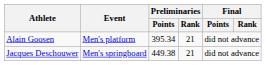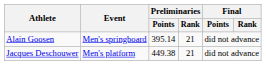(109, 39) Men's platform -> (115, 39) Men's springboard
(163, 39) 395.34 -> (163, 39) 395.14
(115, 53) Men's springboard -> (109, 53) Men's platform
